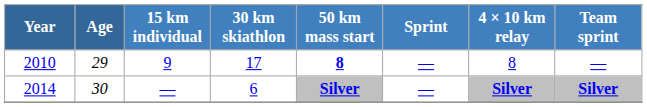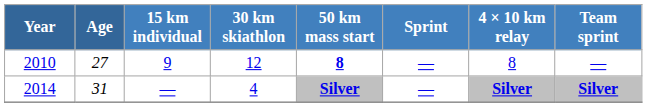(100, 63) 29 -> (100, 63) 27
(254, 63) 17 -> (254, 63) 12
(100, 89) 30 -> (100, 89) 31
(254, 89) 6 -> (254, 89) 4
